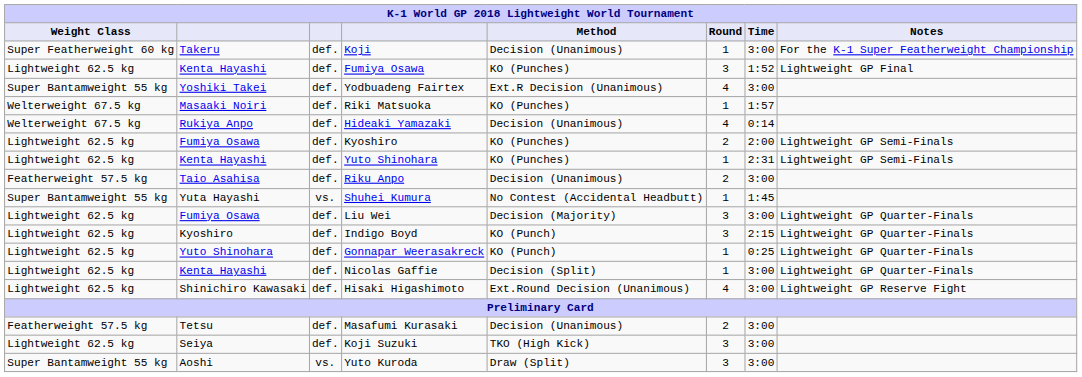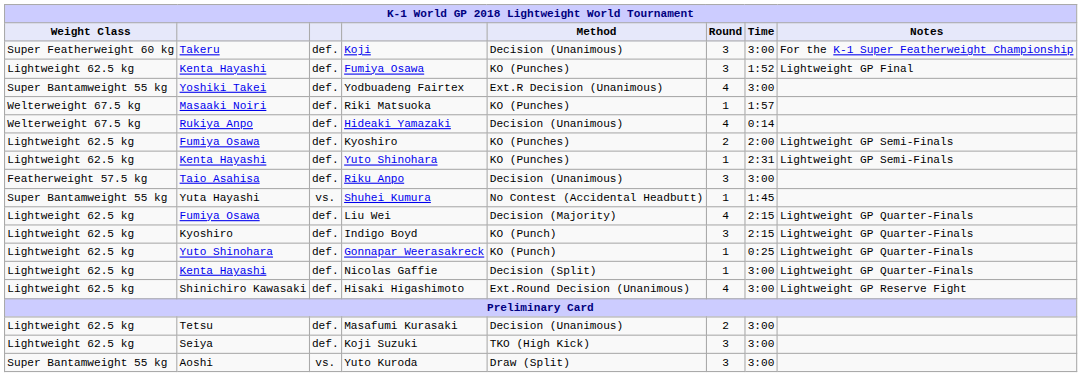(725, 51) 1 -> (725, 51) 3
(725, 179) 2 -> (725, 179) 3
(725, 216) 3 -> (725, 216) 4
(761, 216) 3:00 -> (761, 216) 2:15
(77, 326) Featherweight 57.5 kg -> (71, 326) Lightweight 62.5 kg
